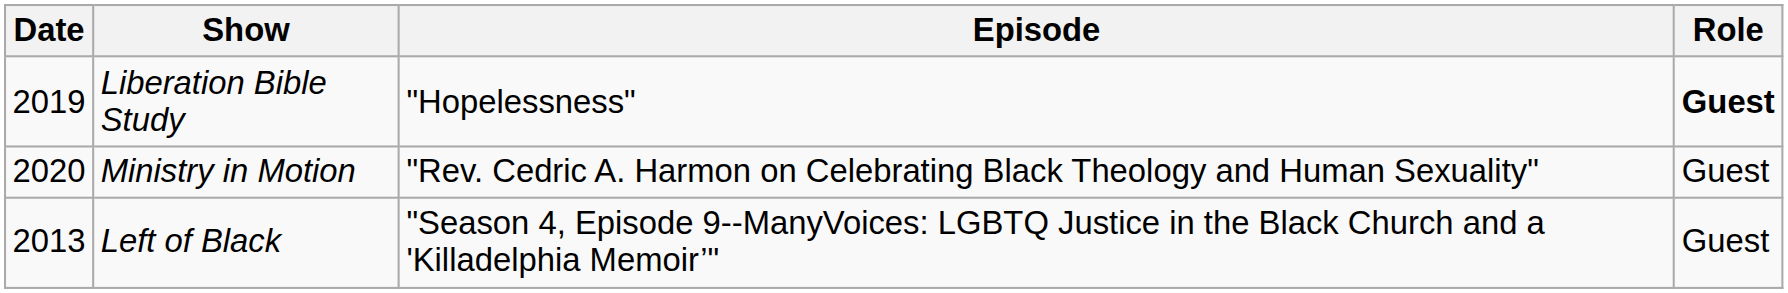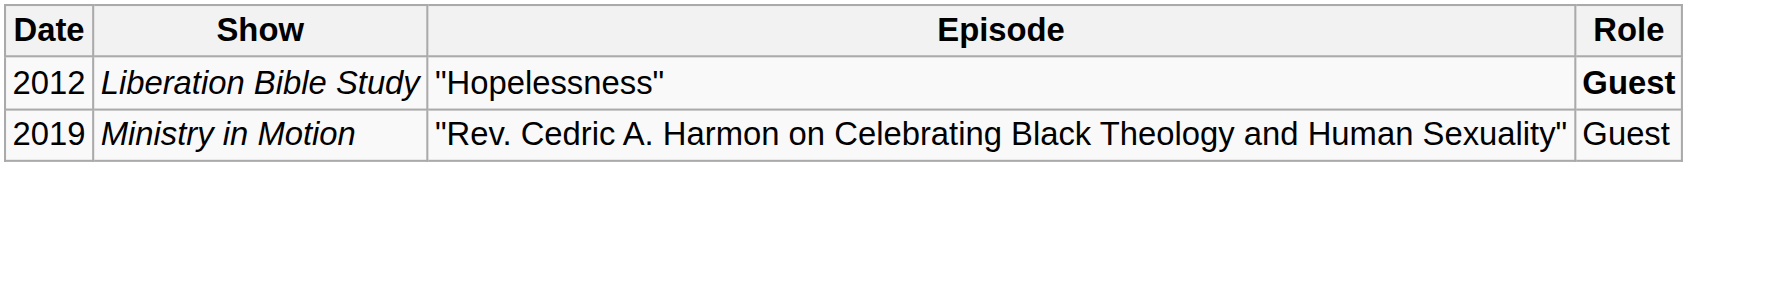(49, 100) 2019 -> (49, 82) 2012
(49, 171) 2020 -> (49, 134) 2019
- row: (191, 241)
